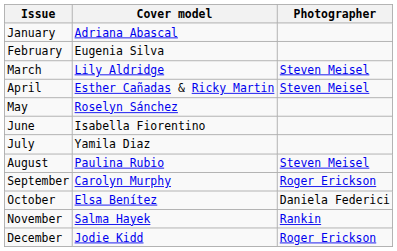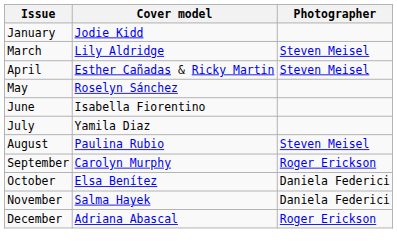(126, 32) Adriana Abascal -> (109, 32) Jodie Kidd
- row: (35, 51)
(300, 219) Rankin -> (335, 200) Daniela Federici
(109, 238) Jodie Kidd -> (126, 219) Adriana Abascal
